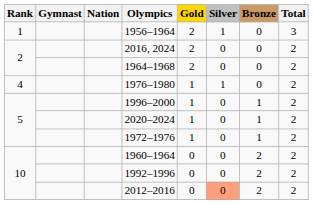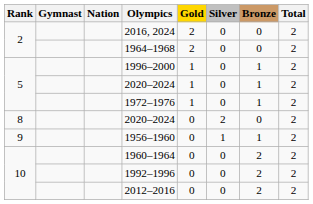- row: (20, 31)
- row: (20, 84)
+ row: (20, 119)
+ row: (20, 137)
(223, 191) lightsalmon background -> (223, 191) no background
